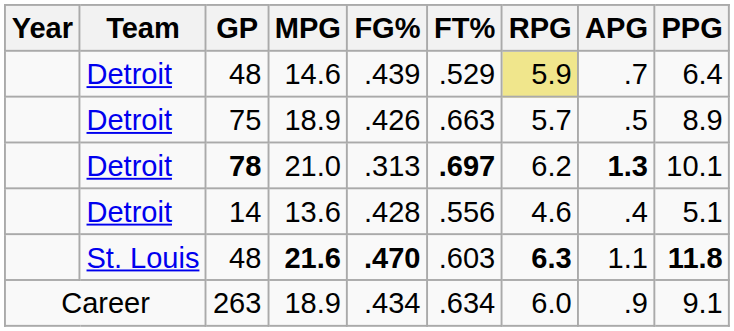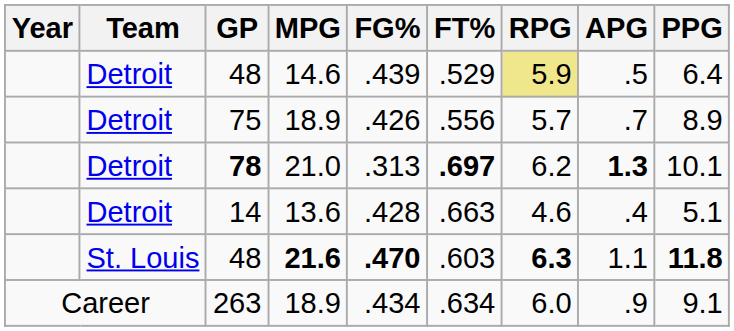(636, 74) .7 -> (636, 74) .5
(467, 120) .663 -> (467, 120) .556
(636, 120) .5 -> (636, 120) .7
(467, 212) .556 -> (467, 212) .663
